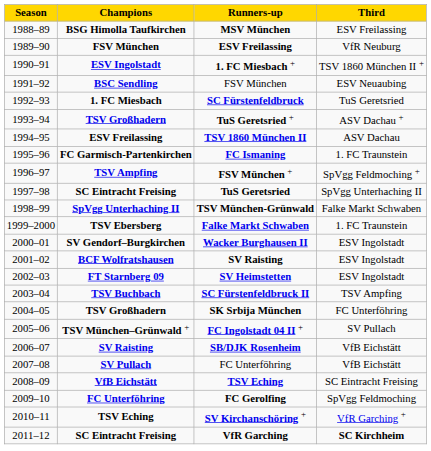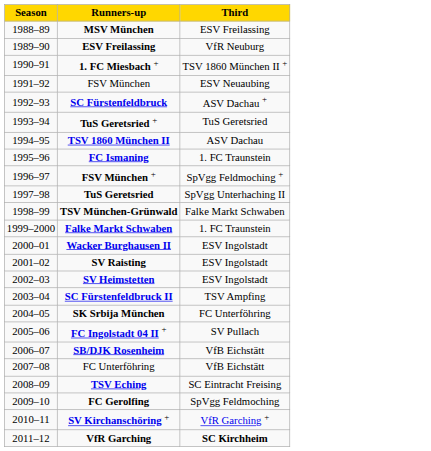- column: (126, 13)
(371, 100) TuS Geretsried -> (235, 102) ASV Dachau +
(371, 119) ASV Dachau + -> (235, 122) TuS Geretsried
